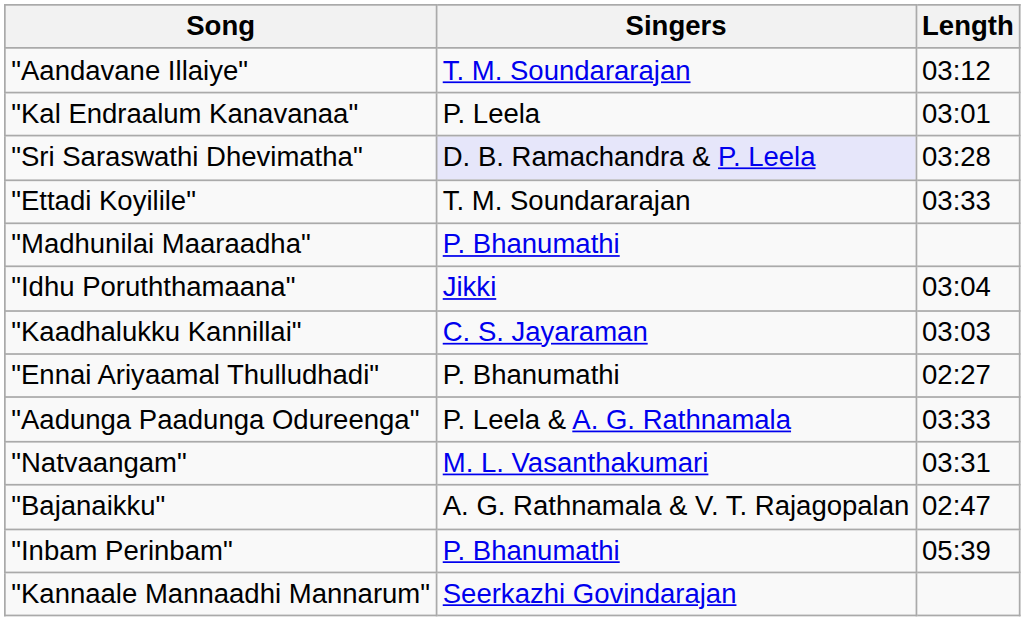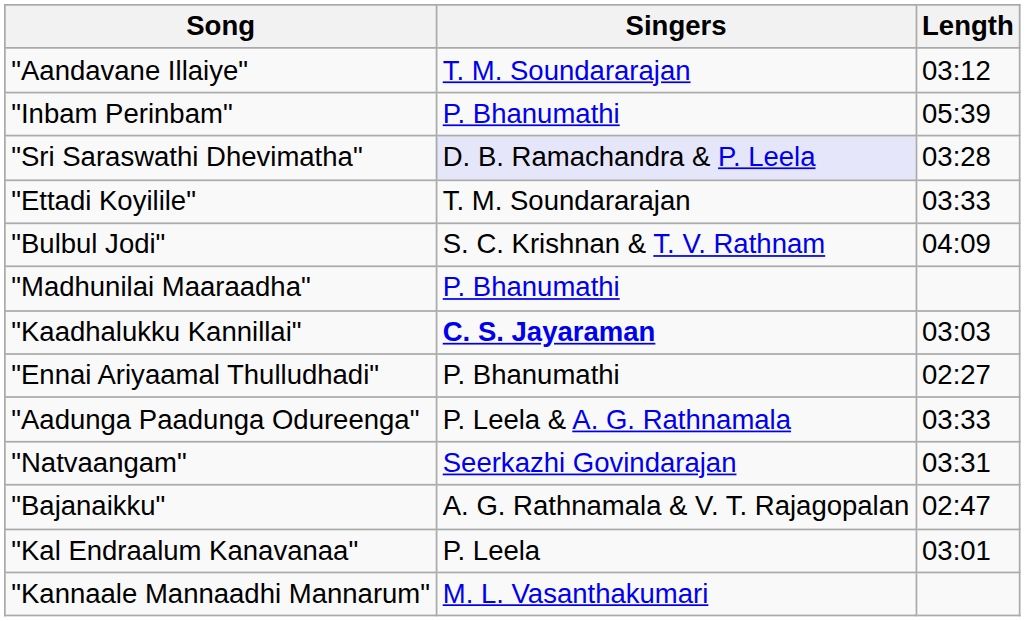rows swapped: (122, 550) <-> (185, 113)
+ row: (88, 244)
- row: (153, 288)
(545, 331) normal -> (549, 331) bold
(576, 462) M. L. Vasanthakumari -> (590, 462) Seerkazhi Govindarajan
(590, 593) Seerkazhi Govindarajan -> (576, 593) M. L. Vasanthakumari
